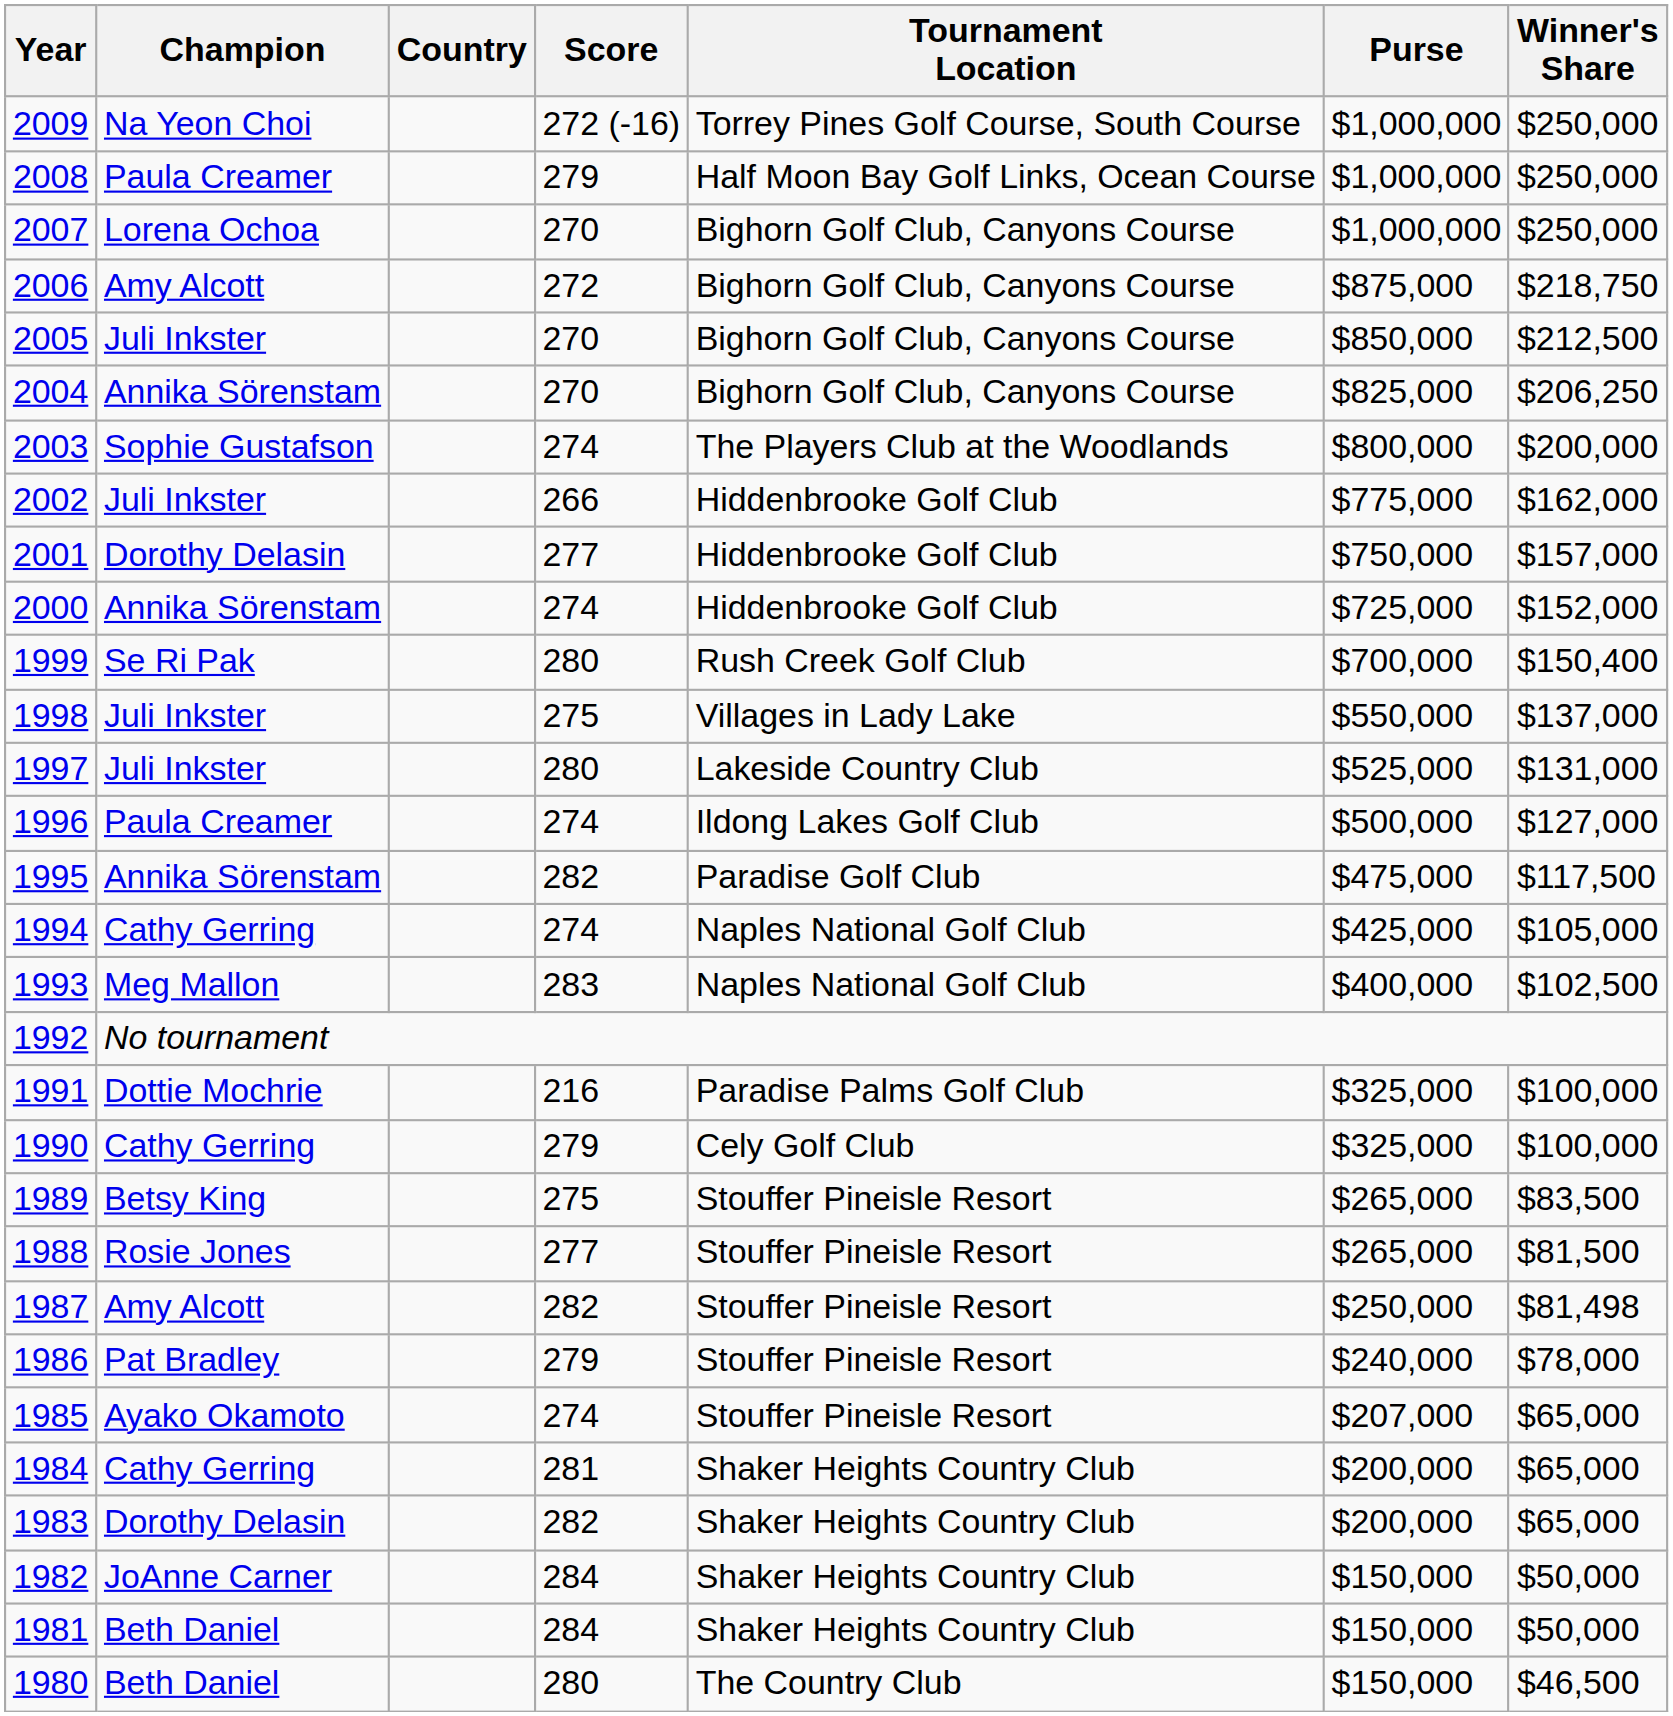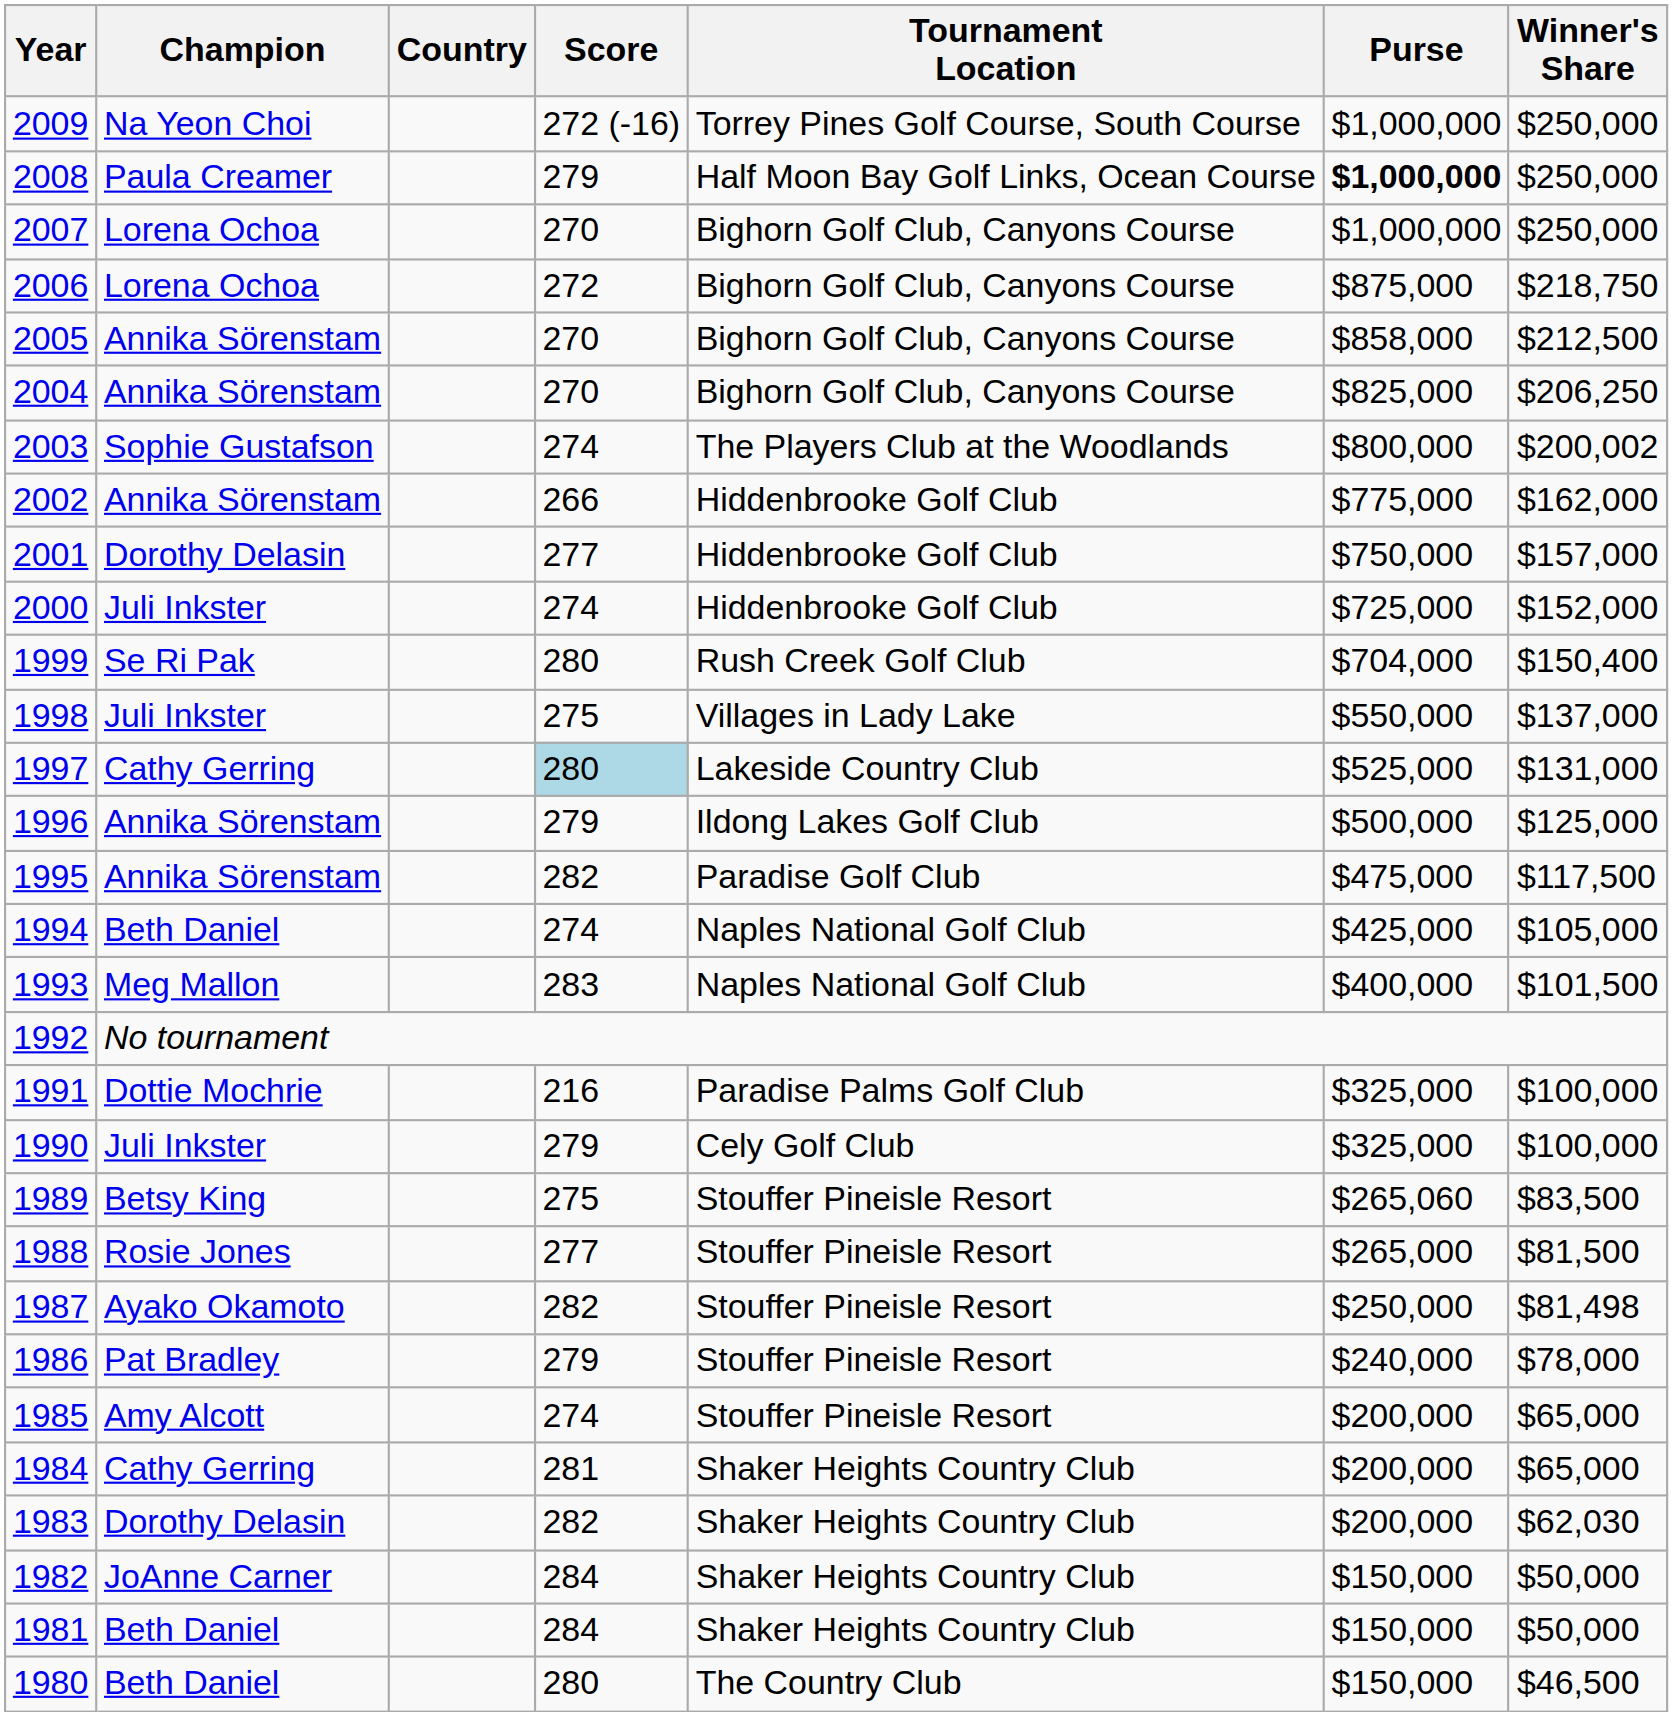(1416, 177) normal -> (1416, 177) bold
(184, 284) Amy Alcott -> (211, 284) Lorena Ochoa
(185, 338) Juli Inkster -> (243, 338) Annika Sörenstam
(1402, 338) $850,000 -> (1402, 338) $858,000
(1588, 446) $200,000 -> (1588, 446) $200,002
(185, 499) Juli Inkster -> (243, 499) Annika Sörenstam
(243, 607) Annika Sörenstam -> (185, 607) Juli Inkster
(1402, 661) $700,000 -> (1402, 661) $704,000
(185, 768) Juli Inkster -> (210, 768) Cathy Gerring
(571, 768) no background -> (571, 768) lightblue background
(218, 822) Paula Creamer -> (243, 822) Annika Sörenstam
(571, 822) 274 -> (571, 822) 279
(1588, 822) $127,000 -> (1588, 822) $125,000
(210, 930) Cathy Gerring -> (192, 930) Beth Daniel
(1588, 984) $102,500 -> (1588, 984) $101,500
(210, 1145) Cathy Gerring -> (185, 1145) Juli Inkster
(1402, 1199) $265,000 -> (1402, 1199) $265,060
(184, 1306) Amy Alcott -> (224, 1306) Ayako Okamoto
(224, 1414) Ayako Okamoto -> (184, 1414) Amy Alcott
(1402, 1414) $207,000 -> (1402, 1414) $200,000
(1578, 1522) $65,000 -> (1578, 1522) $62,030
